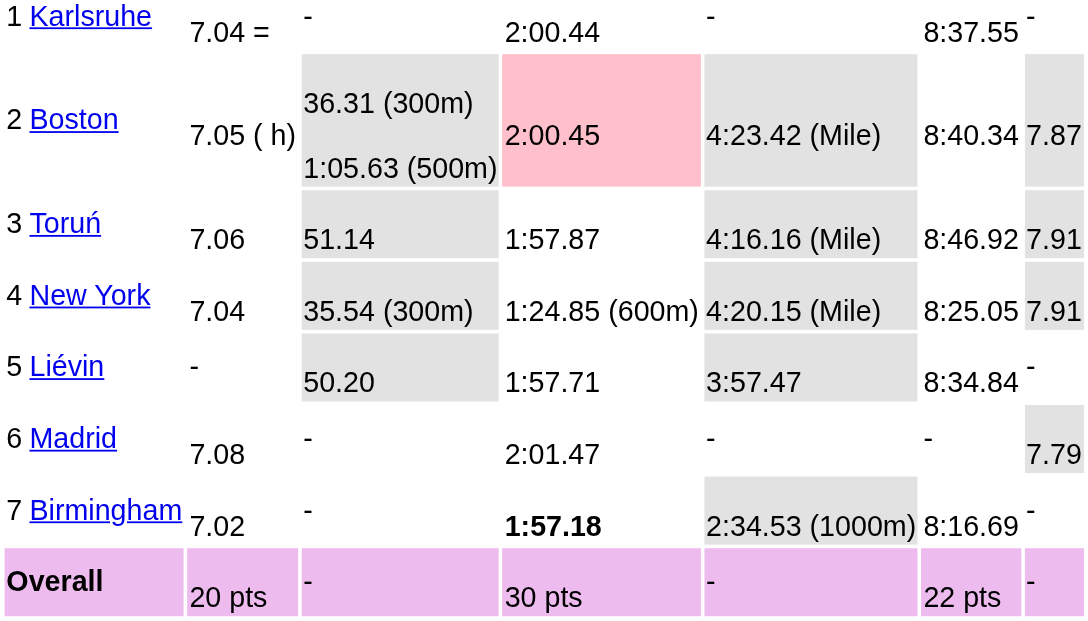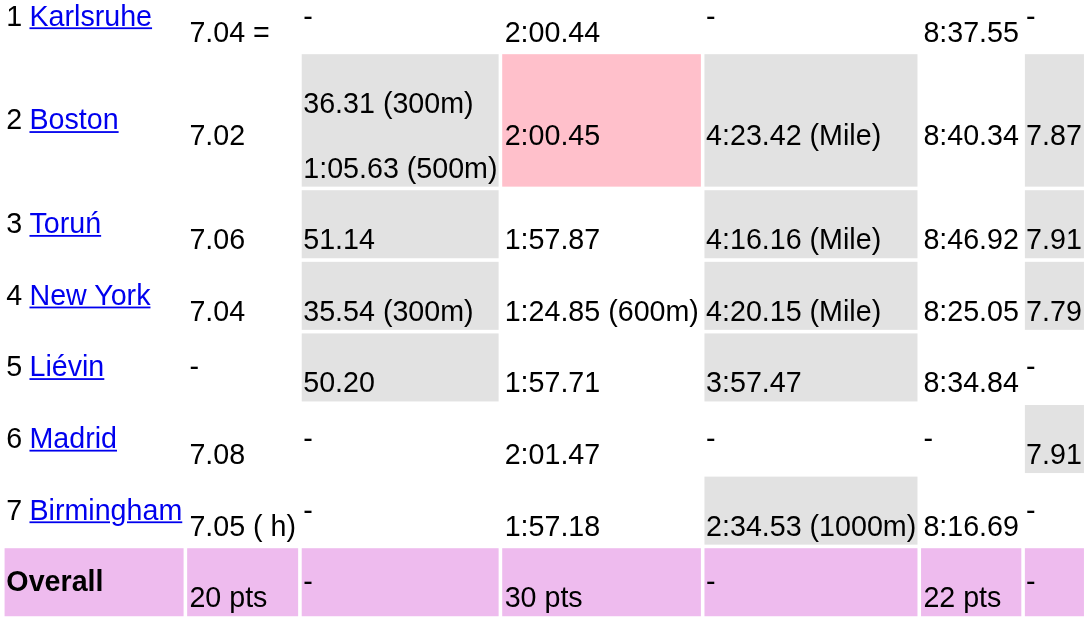(243, 136) 7.05 ( h) -> (217, 136) 7.02
(1054, 311) 7.91 -> (1054, 311) 7.79
(1054, 454) 7.79 -> (1054, 454) 7.91
(217, 526) 7.02 -> (243, 526) 7.05 ( h)
(553, 526) bold -> (552, 526) normal
